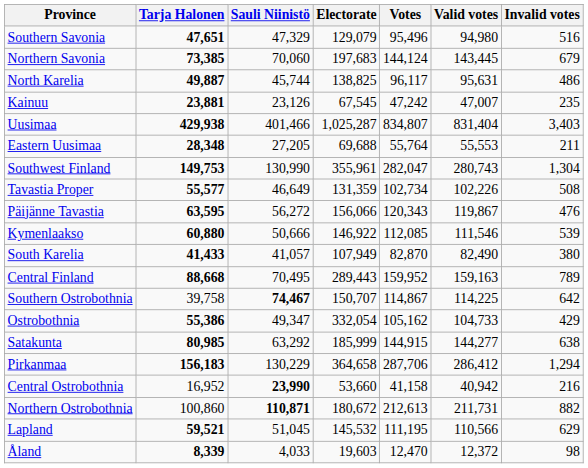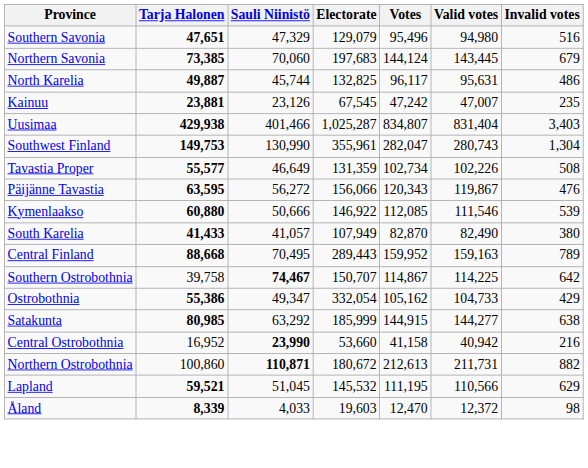(354, 80) 138,825 -> (354, 80) 132,825
- row: (54, 146)
- row: (37, 364)
